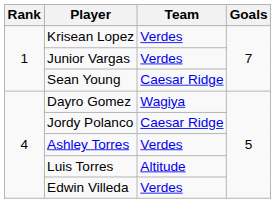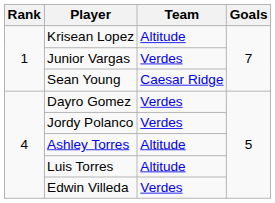(161, 36) Verdes -> (163, 36) Altitude
(163, 101) Wagiya -> (161, 101) Verdes
(182, 123) Caesar Ridge -> (161, 123) Verdes
(161, 144) Verdes -> (163, 144) Altitude
